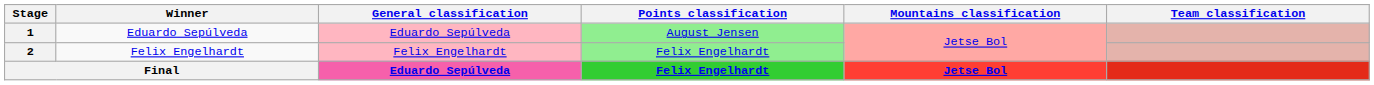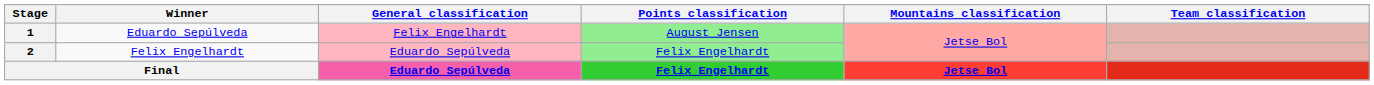(450, 33) Eduardo Sepúlveda -> (450, 33) Felix Engelhardt
(450, 52) Felix Engelhardt -> (450, 52) Eduardo Sepúlveda
